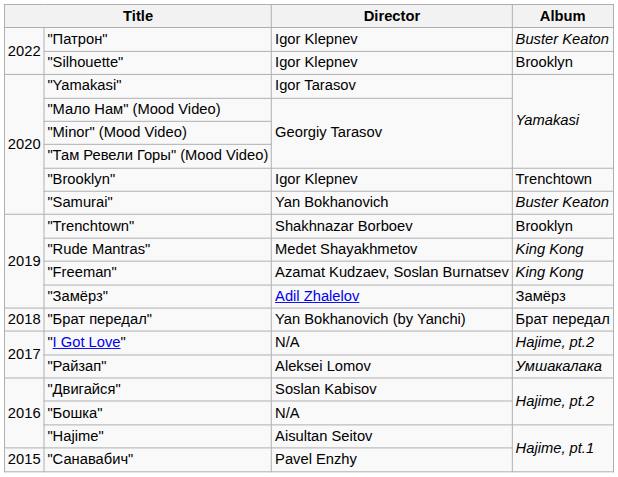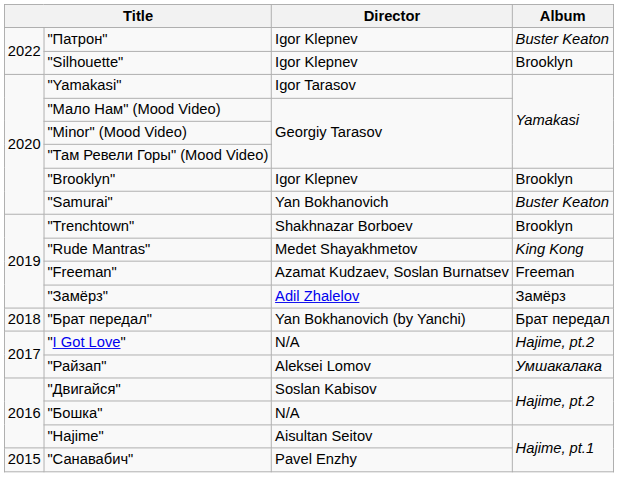(554, 179) Trenchtown -> (544, 179) Brooklyn
(550, 272) King Kong -> (545, 272) Freeman
